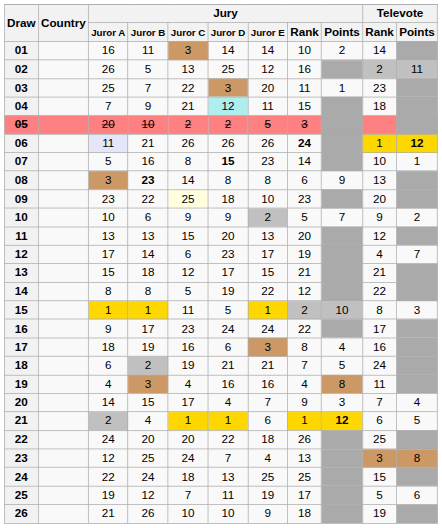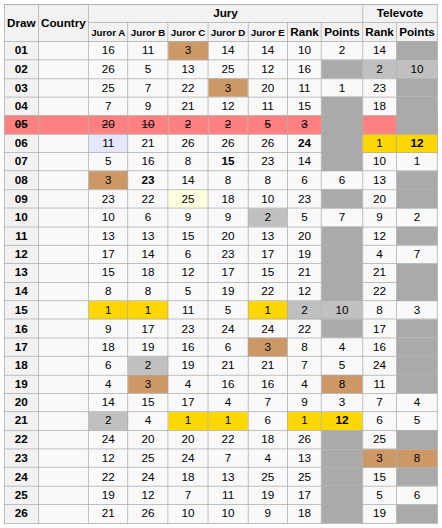(417, 69) 11 -> (417, 69) 10
(228, 106) paleturquoise background -> (228, 106) no background
(342, 180) 9 -> (342, 180) 6
